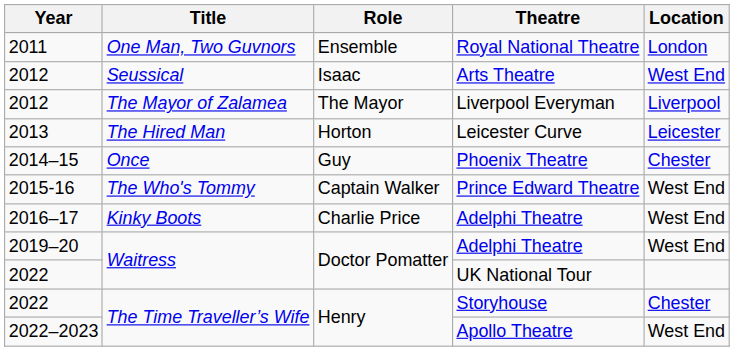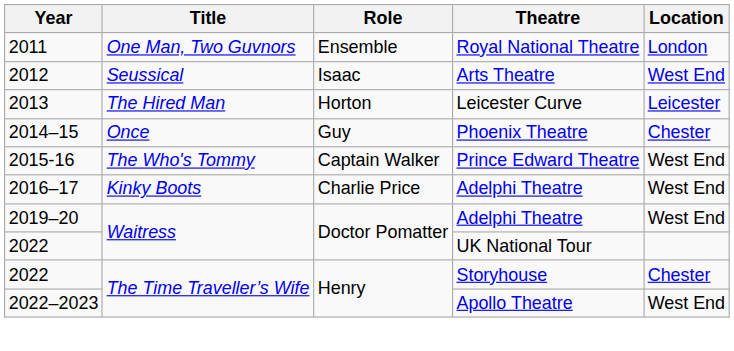- row: (29, 103)
